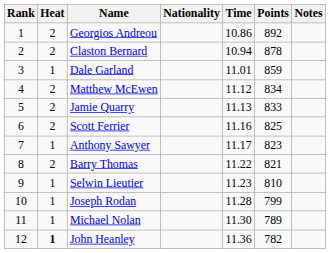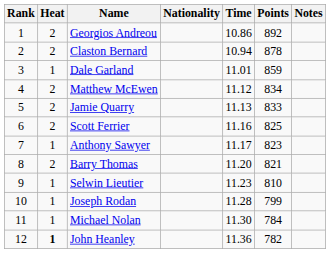(239, 164) 11.22 -> (239, 164) 11.20
(273, 220) 789 -> (273, 220) 784
